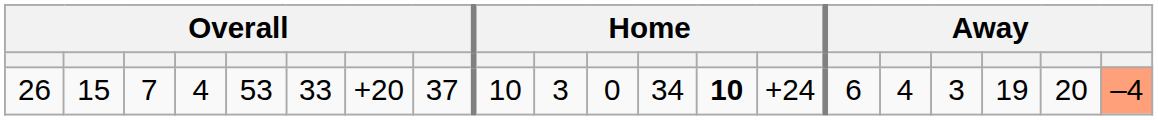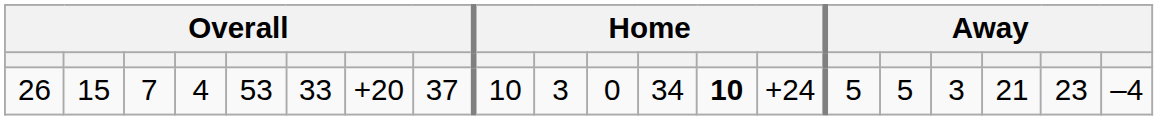(853, 89) 6 -> (853, 89) 5
(905, 89) 4 -> (905, 89) 5
(1012, 89) 19 -> (1012, 89) 21
(1071, 89) 20 -> (1071, 89) 23
(1127, 89) lightsalmon background -> (1127, 89) no background
